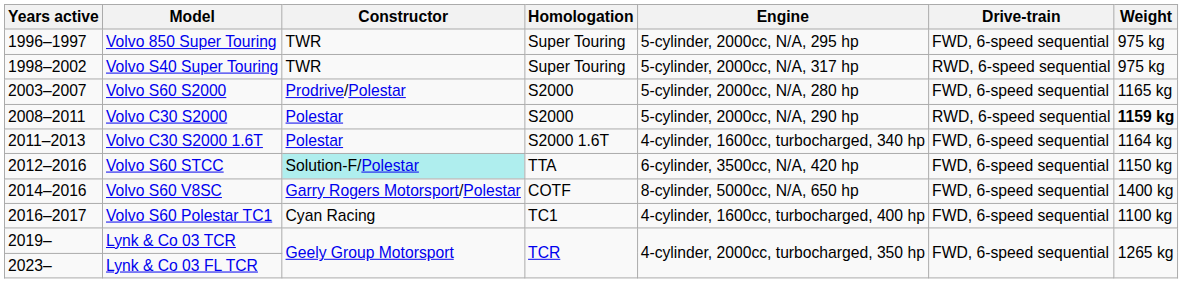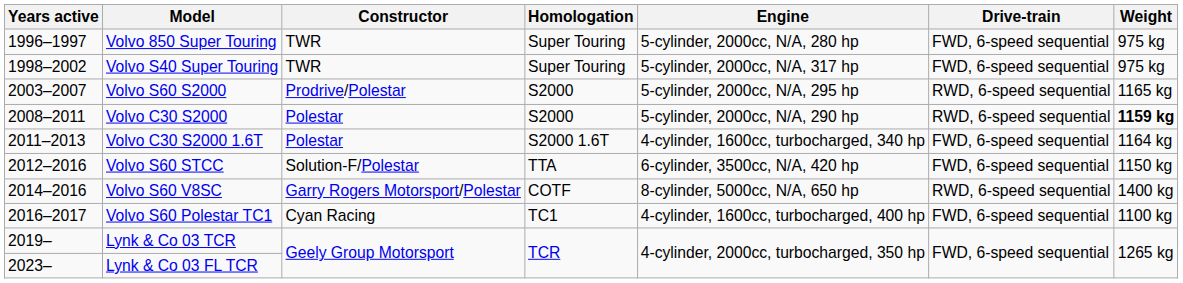(750, 41) 5-cylinder, 2000cc, N/A, 295 hp -> (750, 41) 5-cylinder, 2000cc, N/A, 280 hp
(1021, 66) RWD, 6-speed sequential -> (1021, 66) FWD, 6-speed sequential
(750, 91) 5-cylinder, 2000cc, N/A, 280 hp -> (750, 91) 5-cylinder, 2000cc, N/A, 295 hp
(1021, 91) FWD, 6-speed sequential -> (1021, 91) RWD, 6-speed sequential
(352, 166) paleturquoise background -> (352, 166) no background
(1021, 191) FWD, 6-speed sequential -> (1021, 191) RWD, 6-speed sequential
